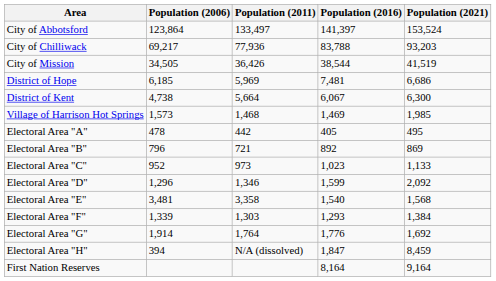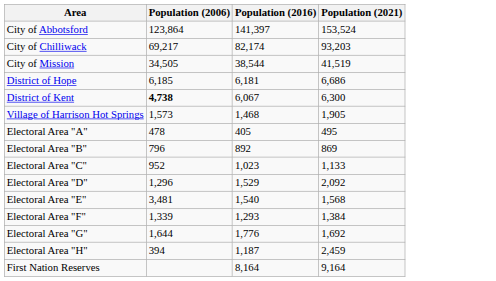- column: (275, 13)
(335, 47) 83,788 -> (250, 47) 82,174
(333, 81) 7,481 -> (247, 81) 6,181
(161, 98) normal -> (161, 98) bold
(333, 115) 1,469 -> (247, 115) 1,468
(419, 115) 1,985 -> (333, 115) 1,905
(333, 183) 1,599 -> (247, 183) 1,529
(161, 234) 1,914 -> (161, 234) 1,644
(333, 251) 1,847 -> (247, 251) 1,187
(419, 251) 8,459 -> (333, 251) 2,459
